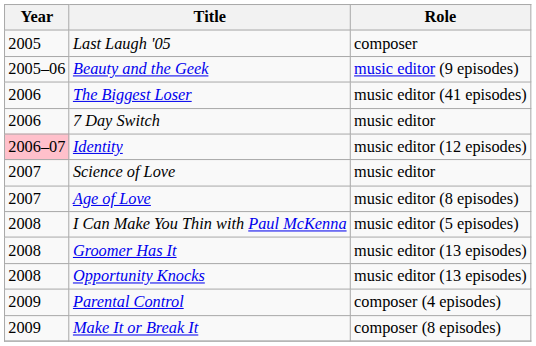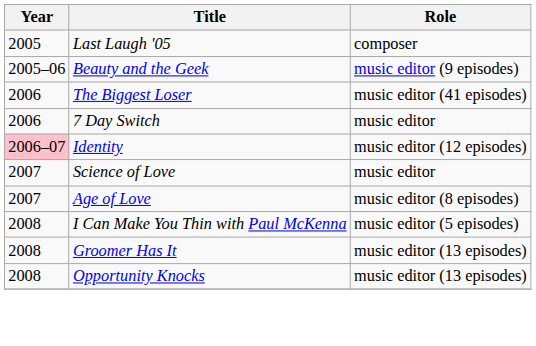- row: (128, 302)
- row: (136, 328)
